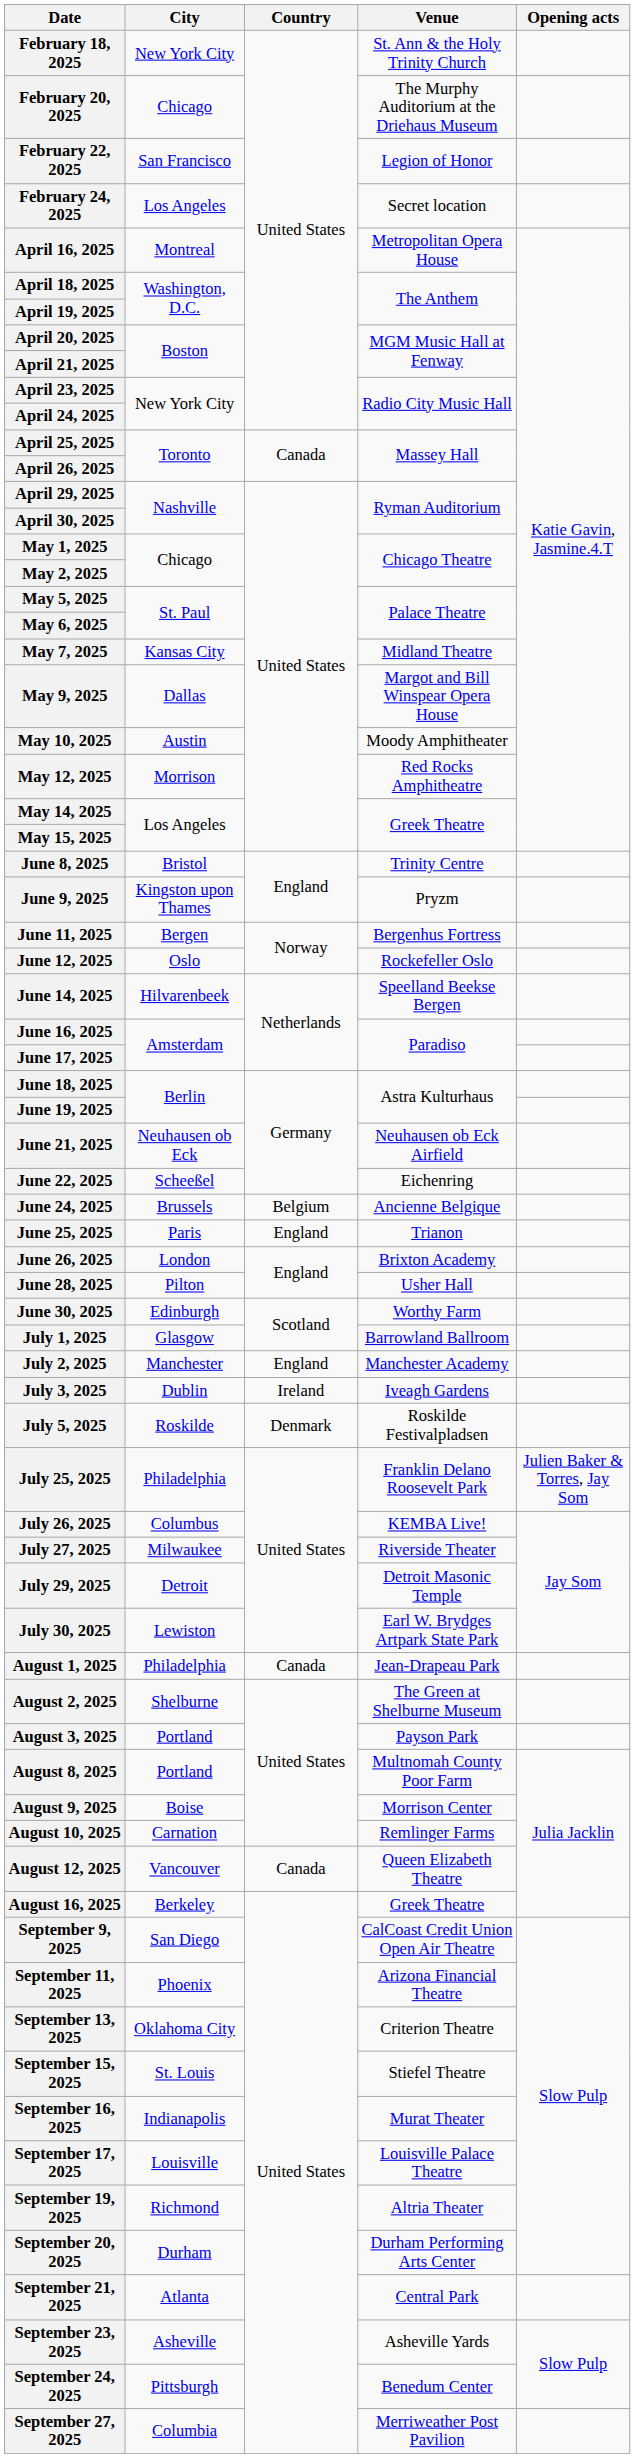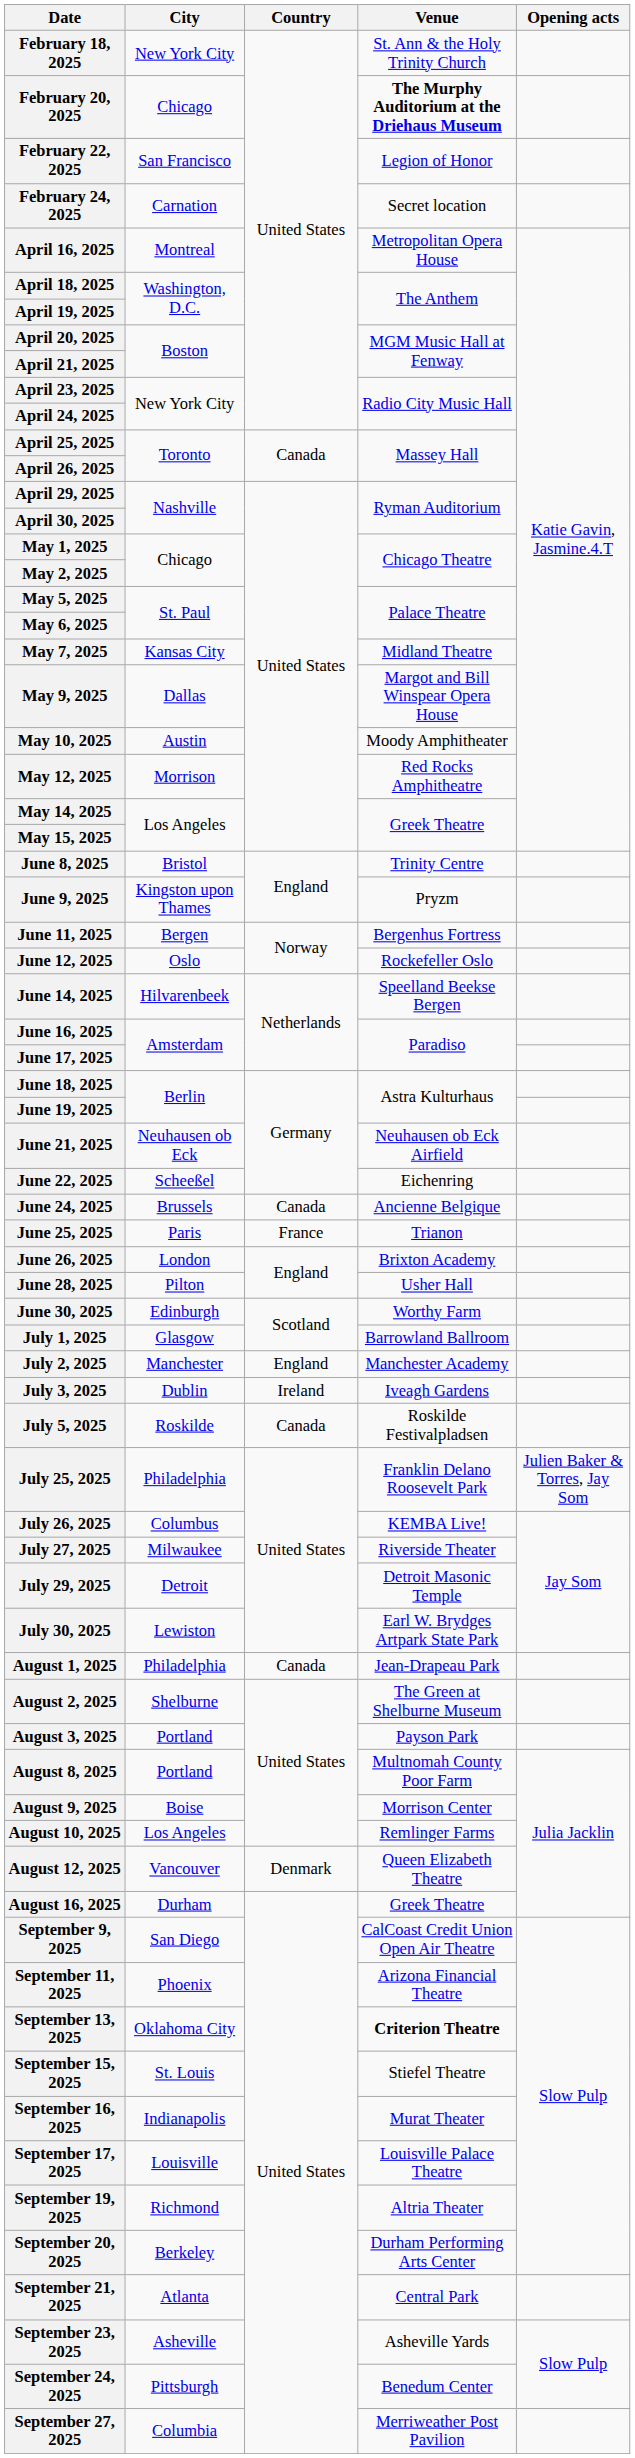(437, 106) normal -> (437, 106) bold
(185, 205) Los Angeles -> (185, 205) Carnation
(301, 1207) Belgium -> (301, 1207) Canada
(301, 1233) England -> (301, 1233) France
(301, 1425) Denmark -> (301, 1425) Canada
(185, 1833) Carnation -> (185, 1833) Los Angeles
(301, 1868) Canada -> (301, 1868) Denmark
(185, 1904) Berkeley -> (185, 1904) Durham
(437, 2029) normal -> (437, 2029) bold
(185, 2252) Durham -> (185, 2252) Berkeley
